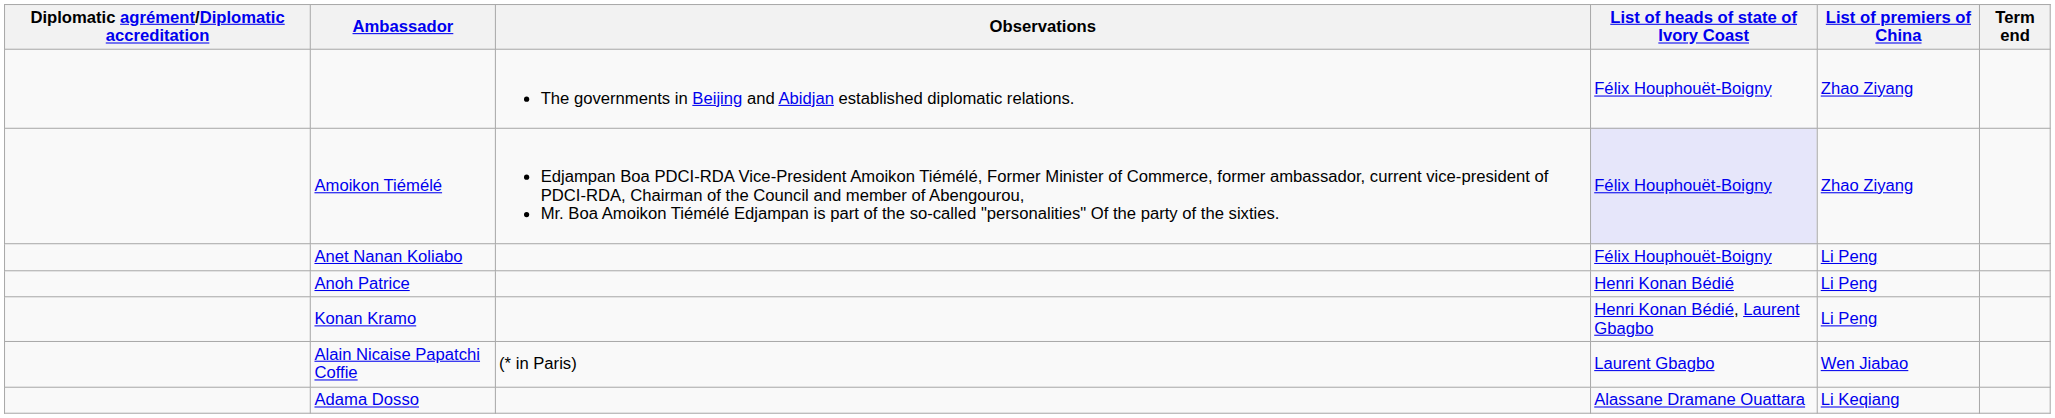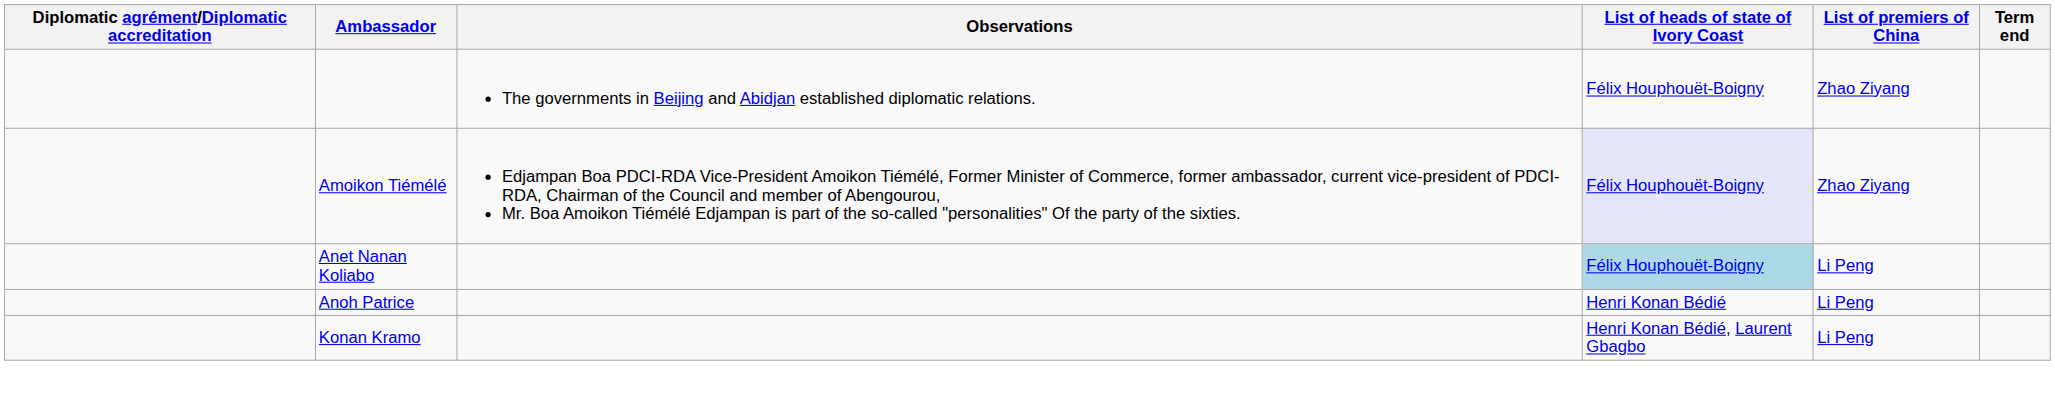(1683, 257) no background -> (1675, 266) lightblue background
- row: (397, 364)
- row: (367, 400)
